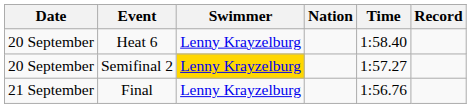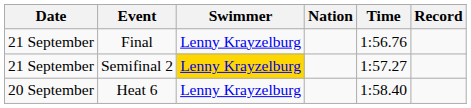rows swapped: (137, 41) <-> (137, 90)
(51, 66) 20 September -> (51, 66) 21 September
